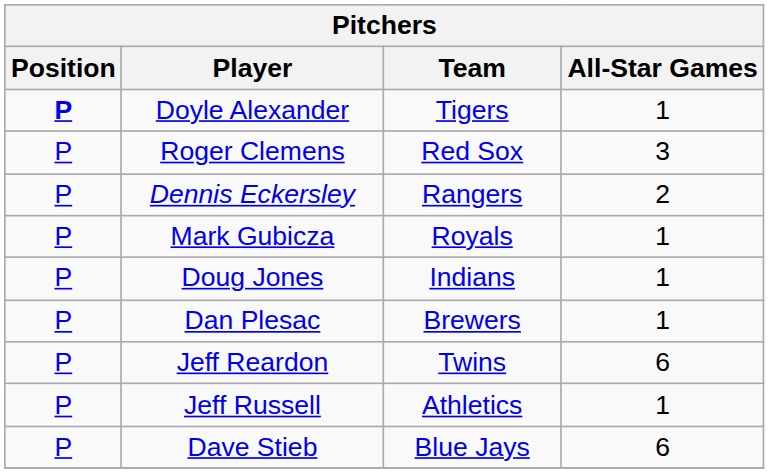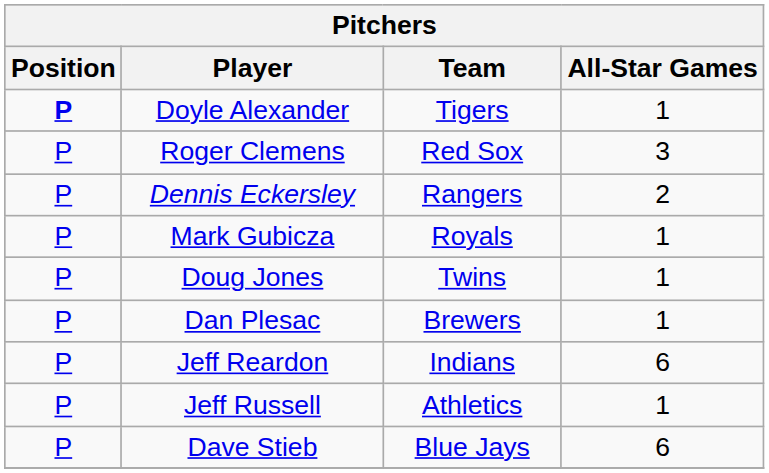(472, 278) Indians -> (472, 278) Twins
(472, 362) Twins -> (472, 362) Indians
